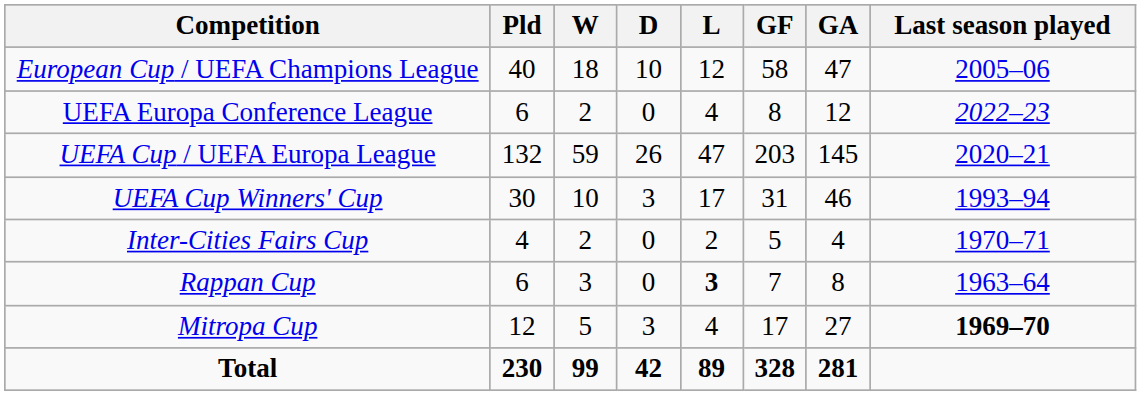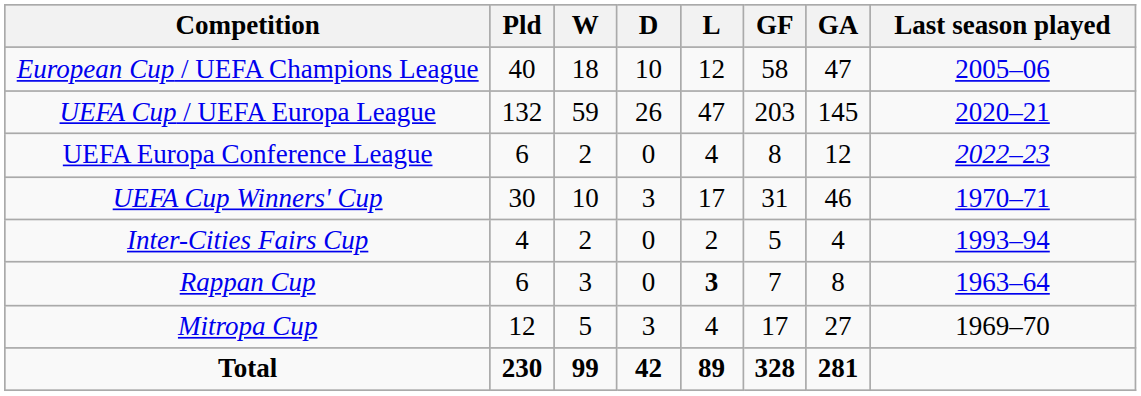rows swapped: (248, 154) <-> (248, 111)
(1002, 197) 1993–94 -> (1002, 197) 1970–71
(1002, 240) 1970–71 -> (1002, 240) 1993–94
(1002, 326) bold -> (1002, 326) normal
